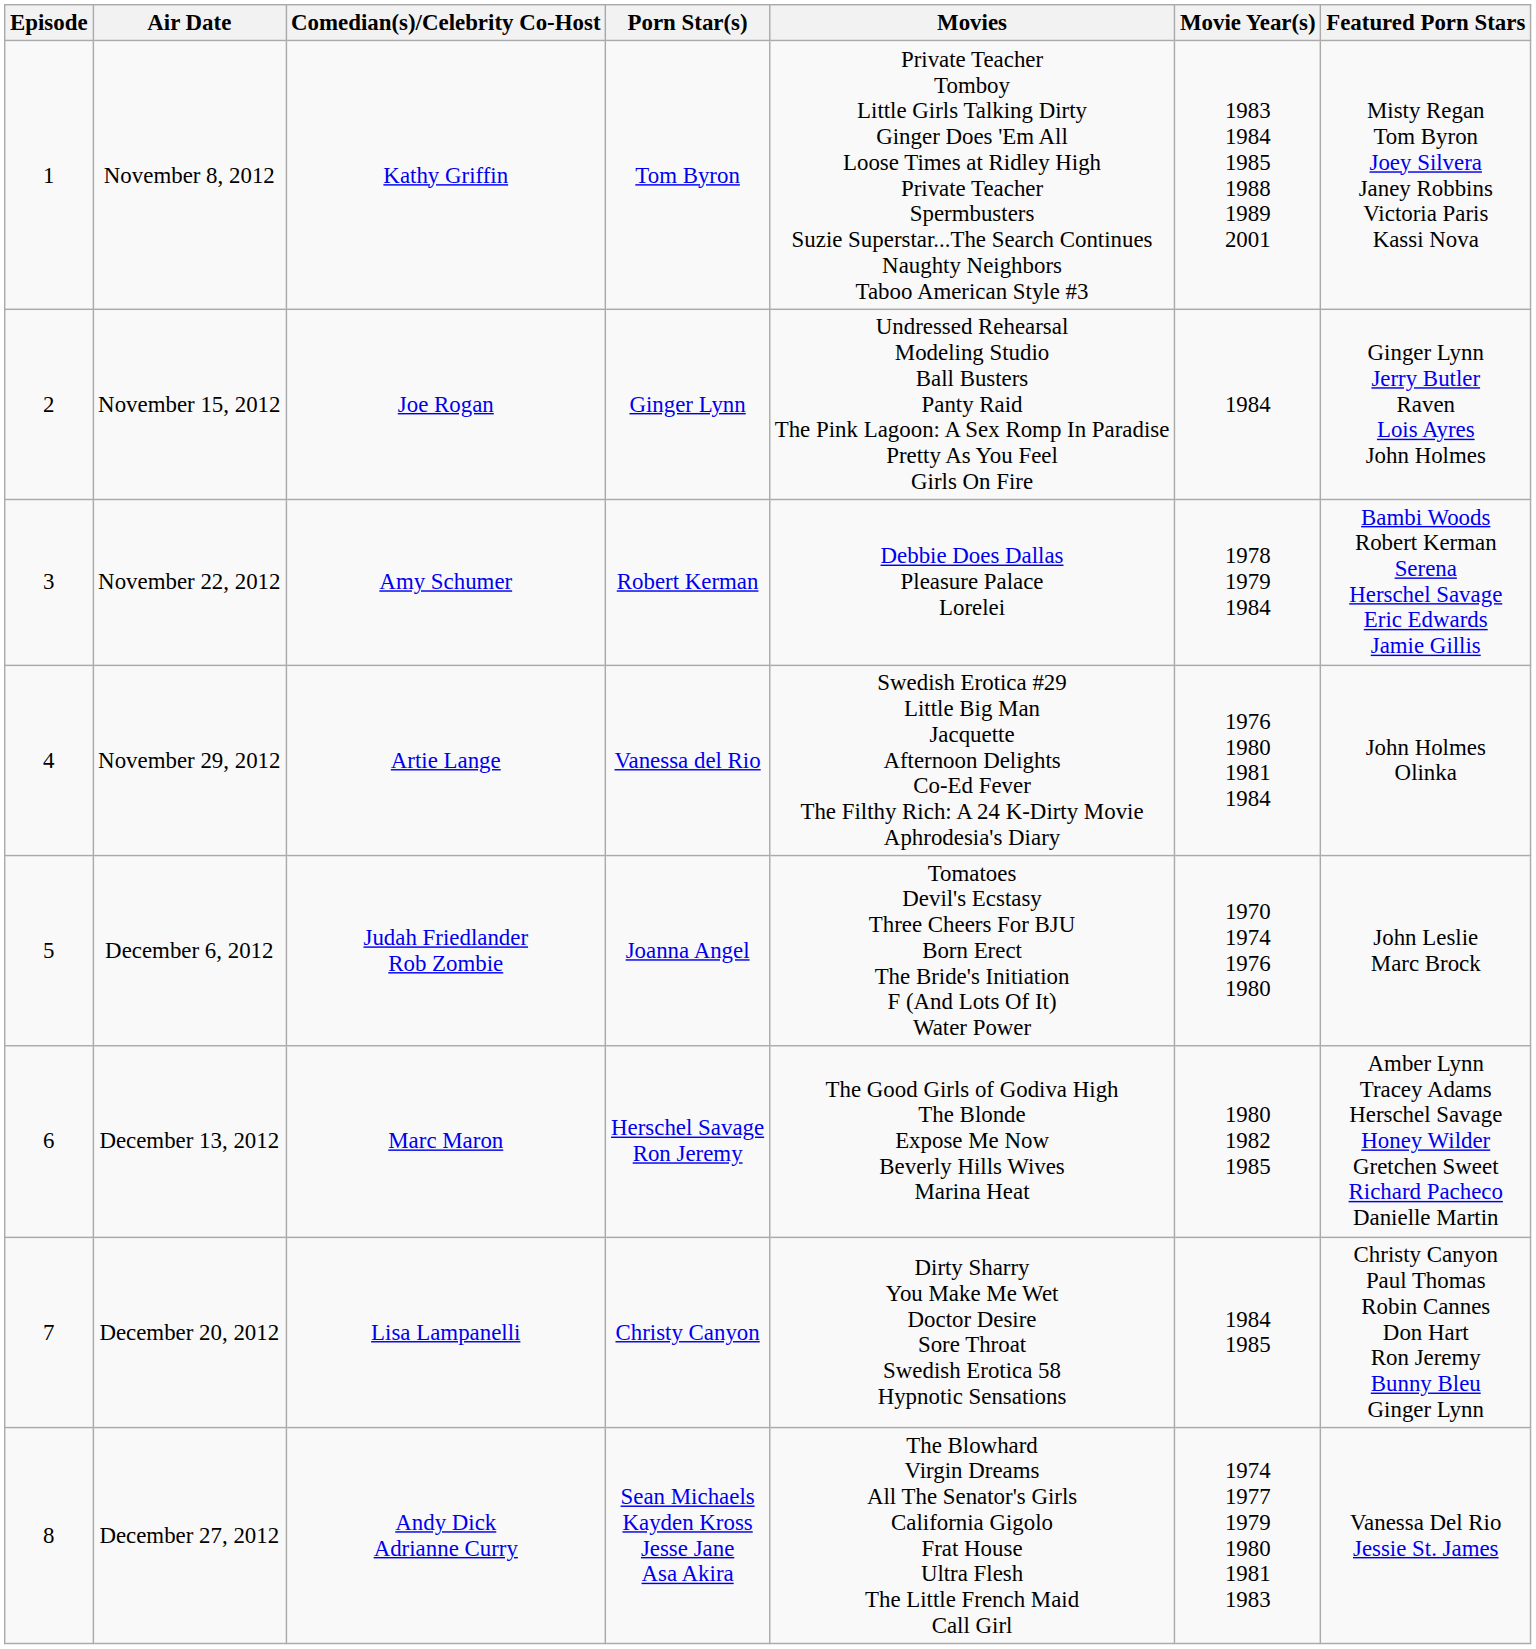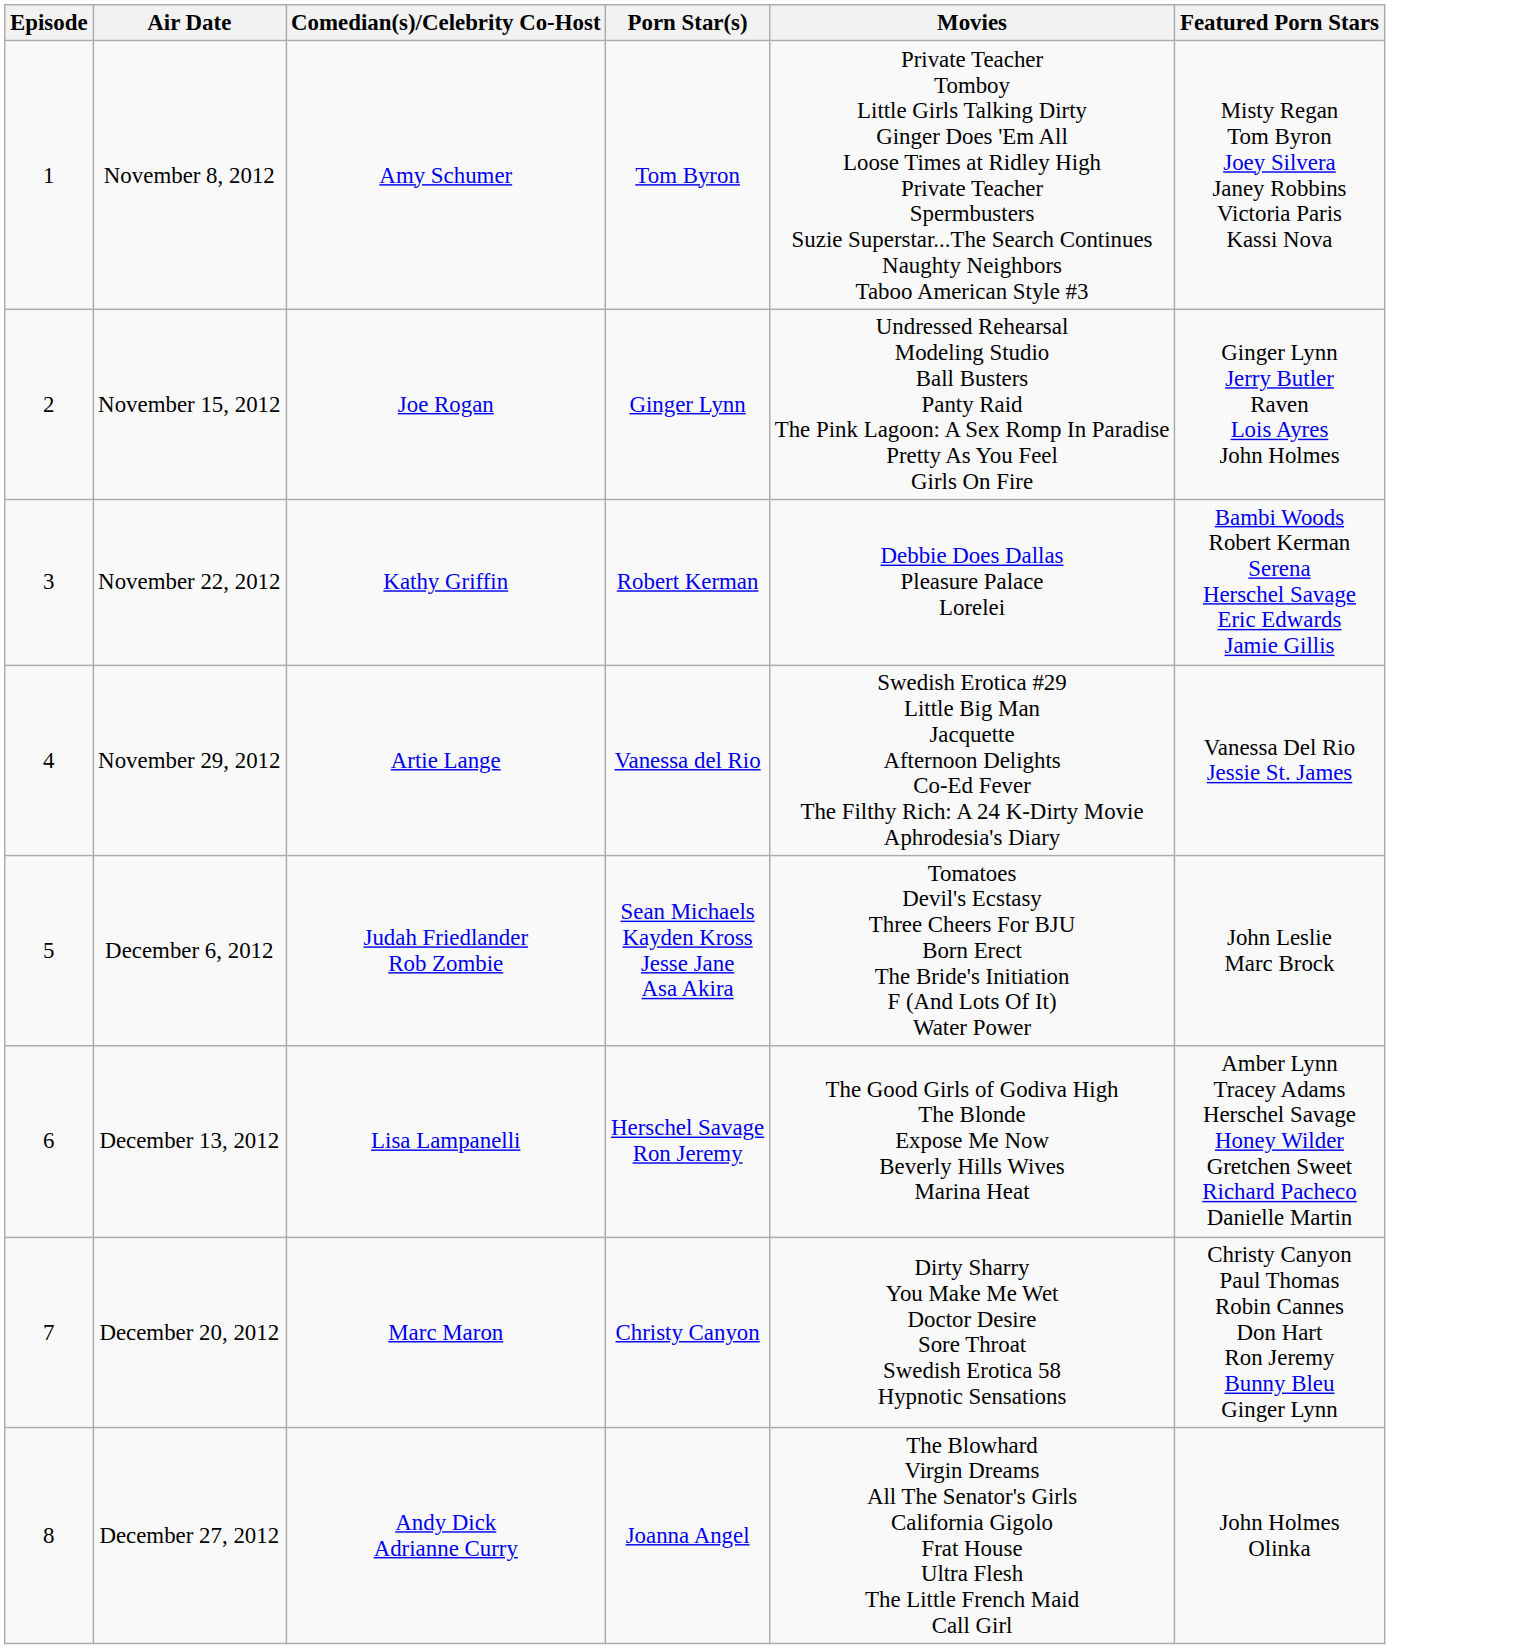- column: (1248, 22)
(446, 174) Kathy Griffin -> (446, 174) Amy Schumer
(446, 581) Amy Schumer -> (446, 581) Kathy Griffin
(1426, 759) John Holmes Olinka -> (1279, 759) Vanessa Del Rio Jessie St. James
(688, 950) Joanna Angel -> (688, 950) Sean Michaels Kayden Kross Jesse Jane Asa Akira
(446, 1141) Marc Maron -> (446, 1141) Lisa Lampanelli
(446, 1331) Lisa Lampanelli -> (446, 1331) Marc Maron
(688, 1535) Sean Michaels Kayden Kross Jesse Jane Asa Akira -> (688, 1535) Joanna Angel
(1426, 1535) Vanessa Del Rio Jessie St. James -> (1279, 1535) John Holmes Olinka
